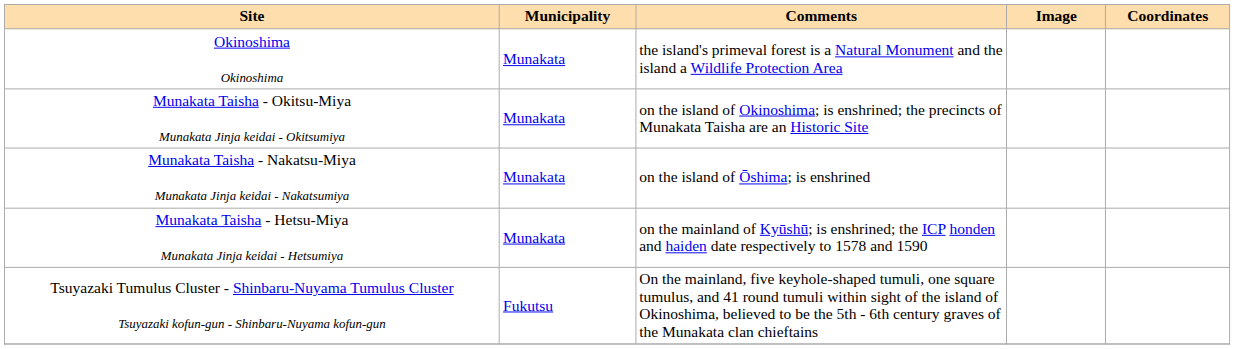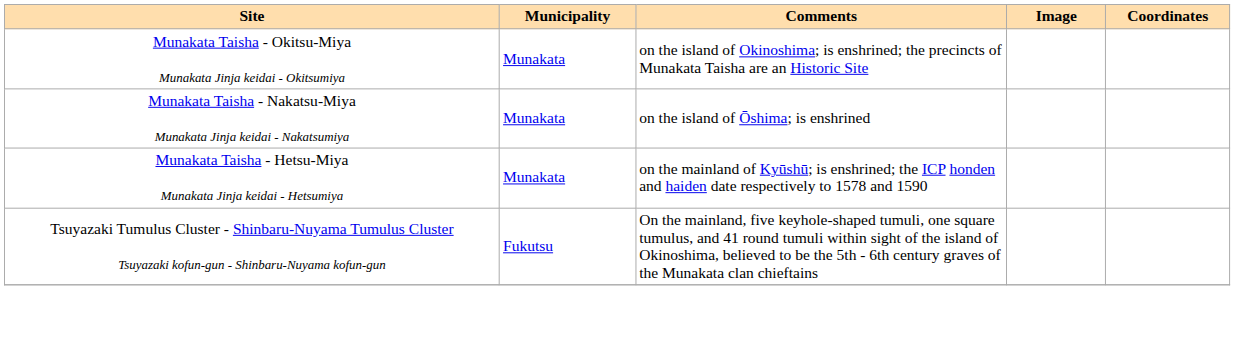- row: (252, 58)
